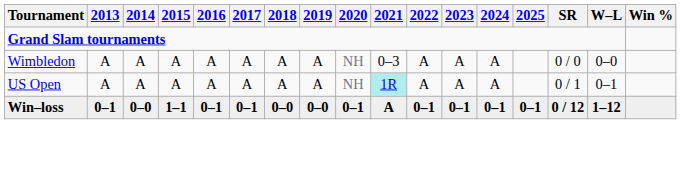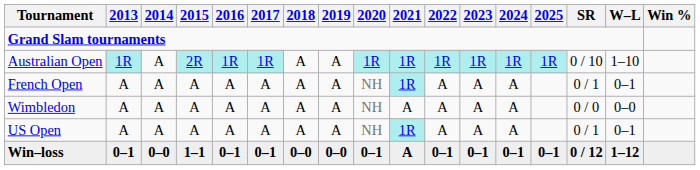+ row: (55, 61)
+ row: (45, 84)
(389, 61) 0–3 -> (407, 107) A
